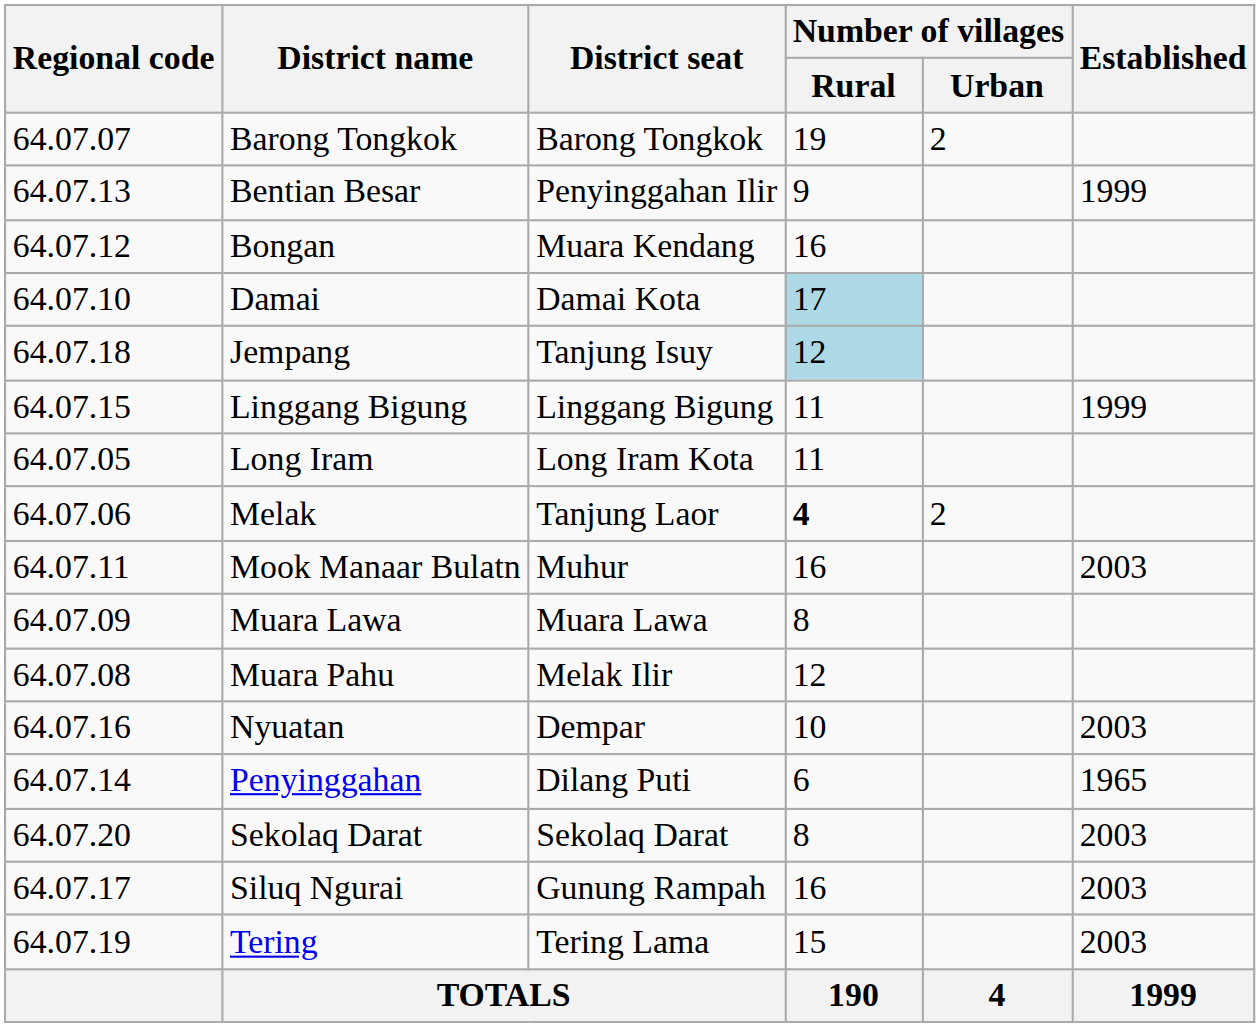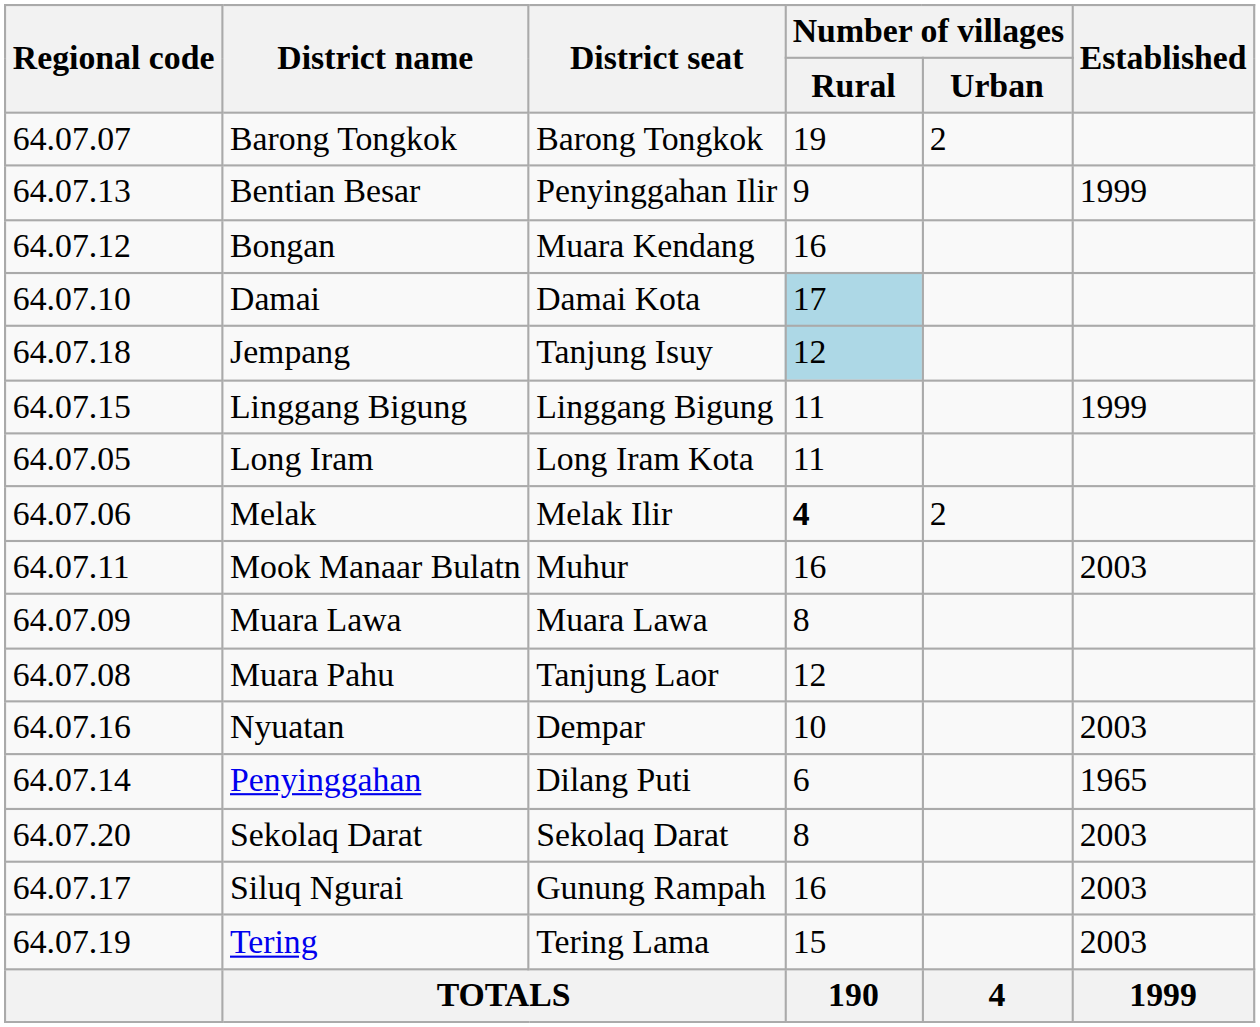(627, 513) Tanjung Laor -> (604, 513) Melak Ilir
(604, 673) Melak Ilir -> (627, 673) Tanjung Laor
